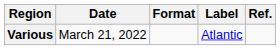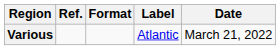columns swapped: (103, 14) <-> (260, 14)
